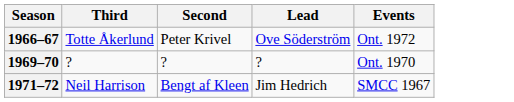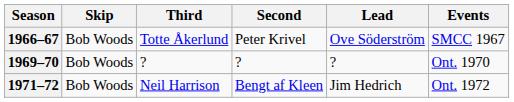+ column: (99, 16)
(386, 39) Ont. 1972 -> (468, 39) SMCC 1967
(394, 85) SMCC 1967 -> (461, 85) Ont. 1972
